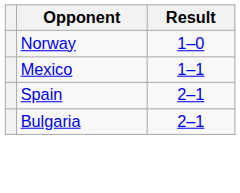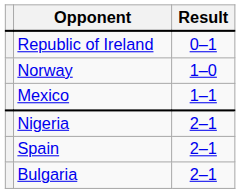+ row: (85, 44)
+ row: (43, 123)
